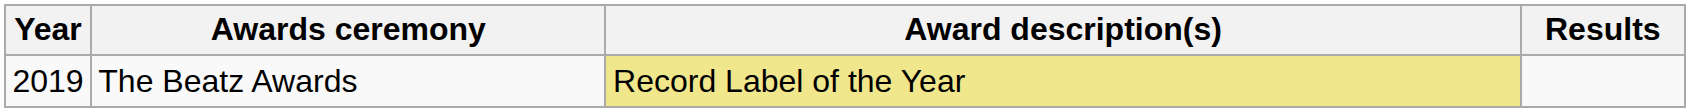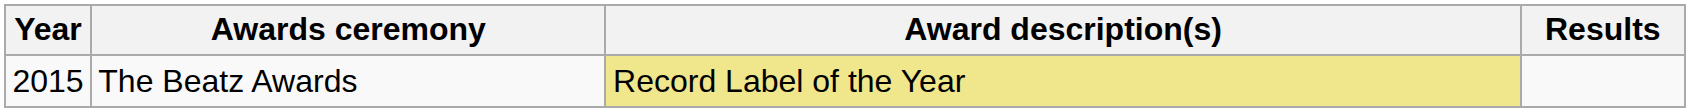(48, 80) 2019 -> (48, 80) 2015
